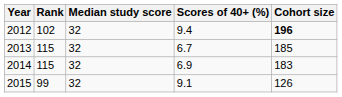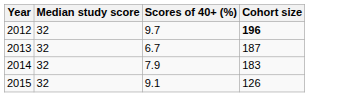- column: (50, 13)
(184, 30) 9.4 -> (152, 30) 9.7
(283, 48) 185 -> (251, 48) 187
(184, 65) 6.9 -> (152, 65) 7.9
